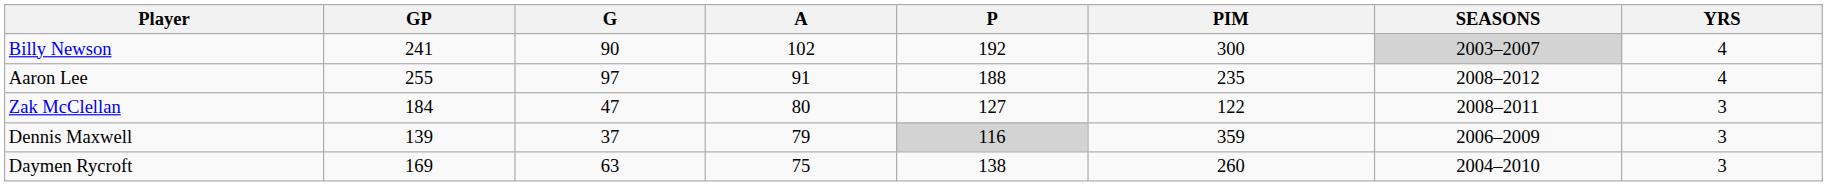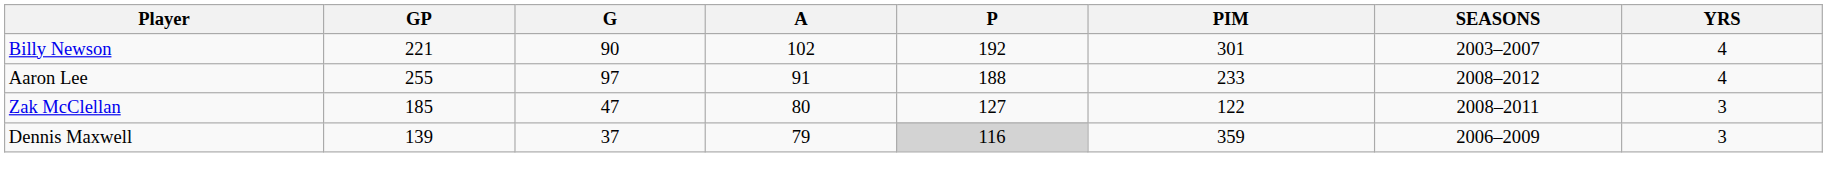(419, 48) 241 -> (419, 48) 221
(1231, 48) 300 -> (1231, 48) 301
(1498, 48) lightgrey background -> (1498, 48) no background
(1231, 78) 235 -> (1231, 78) 233
(419, 107) 184 -> (419, 107) 185
- row: (71, 166)
